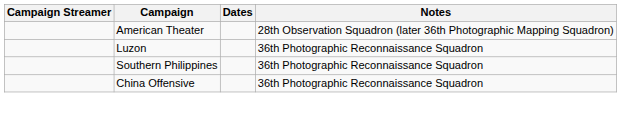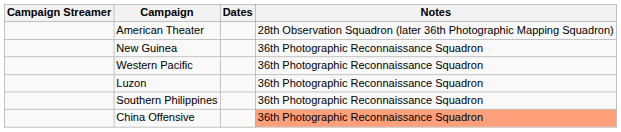+ row: (147, 48)
+ row: (155, 65)
(370, 83) no background -> (370, 118) lightsalmon background
